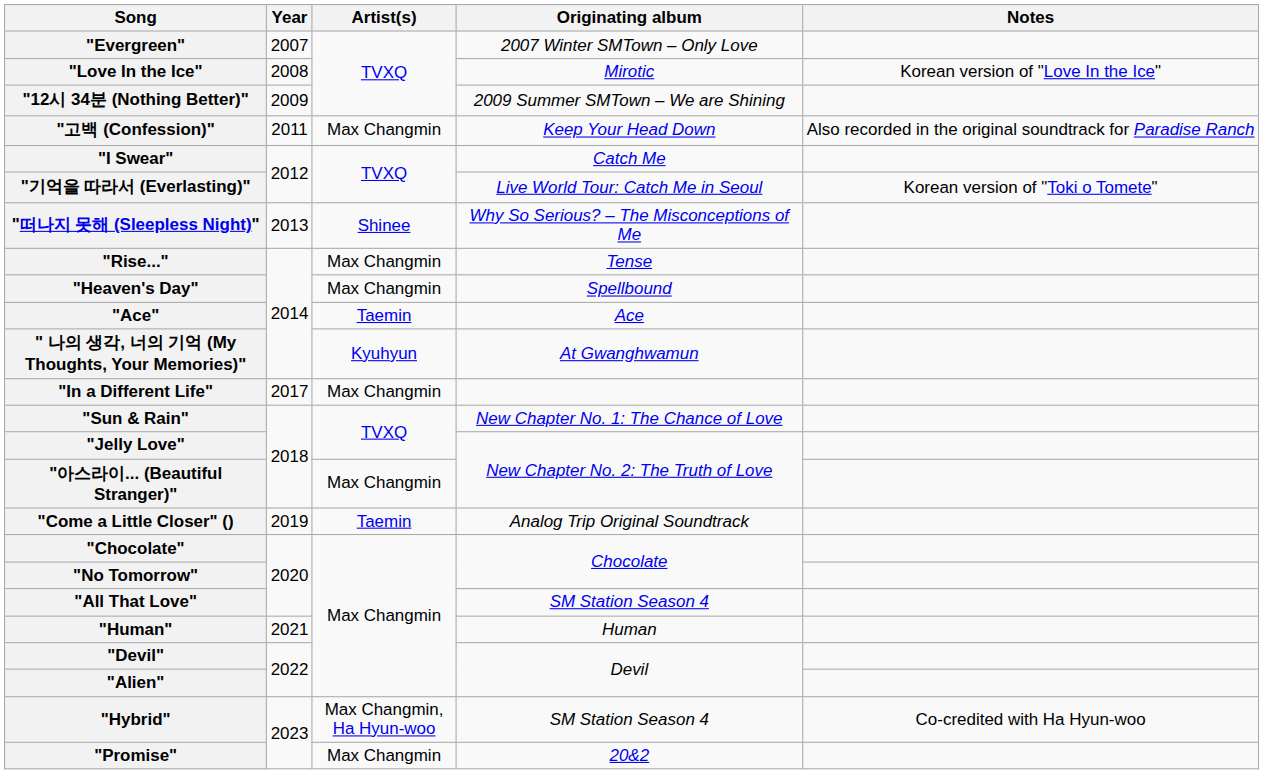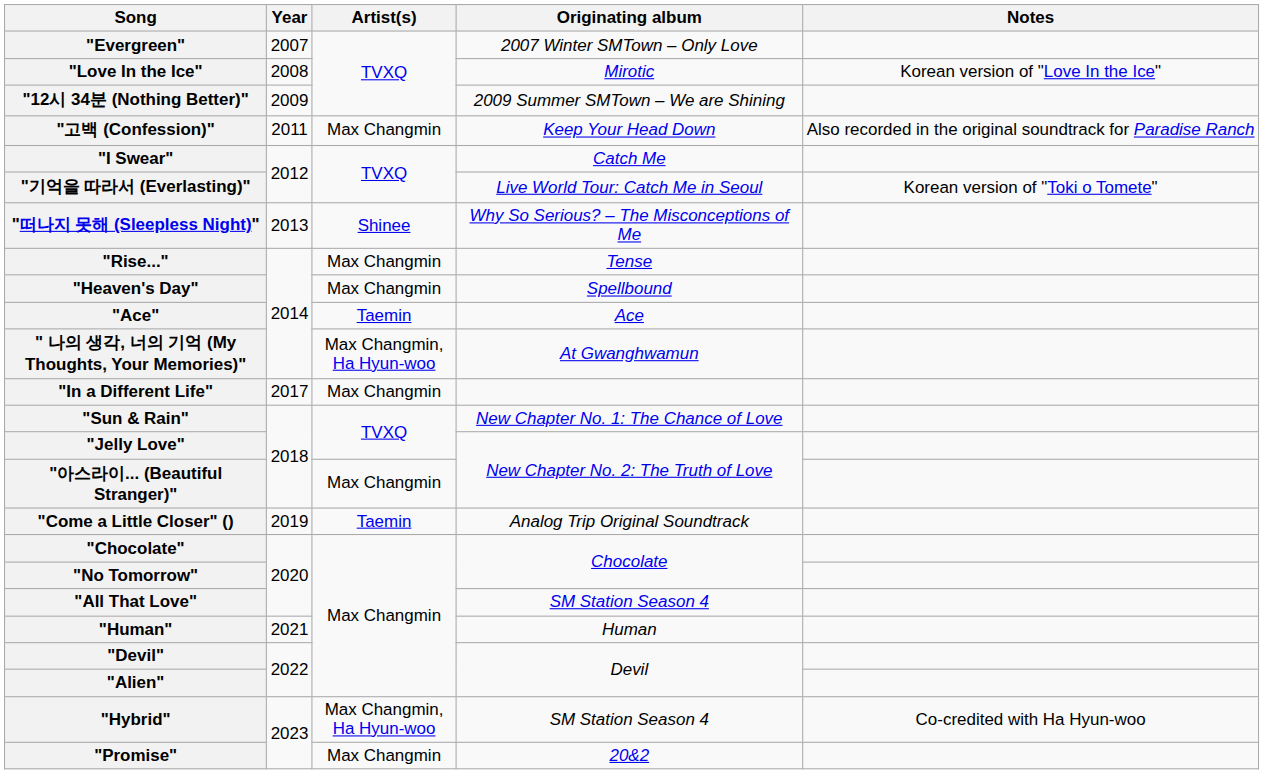(384, 353) Kyuhyun -> (384, 353) Max Changmin, Ha Hyun-woo
